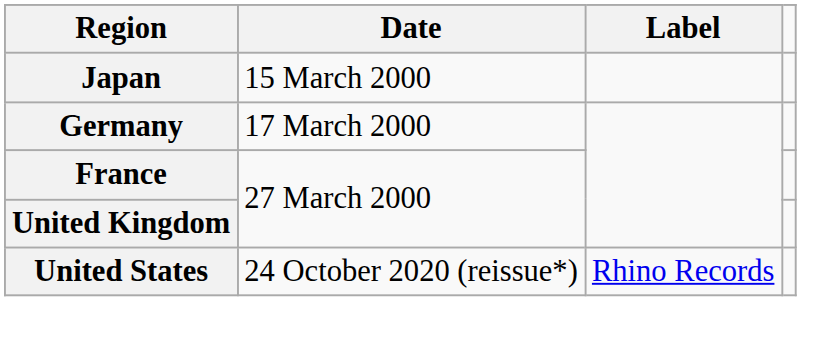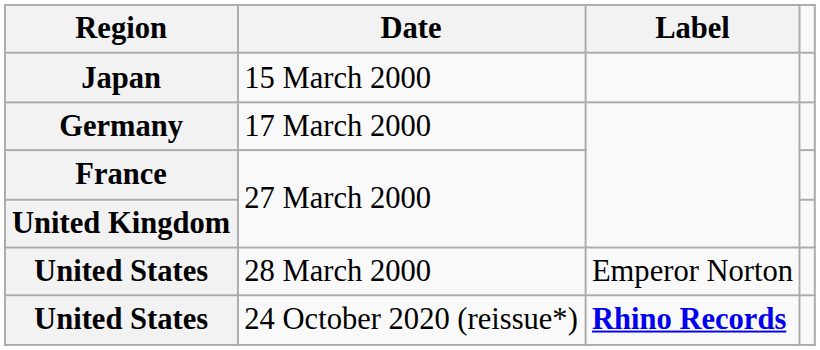+ row: (121, 271)
(683, 271) normal -> (689, 319) bold
